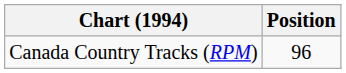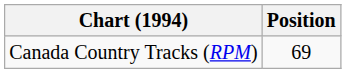(301, 52) 96 -> (301, 52) 69
